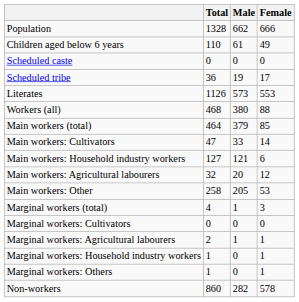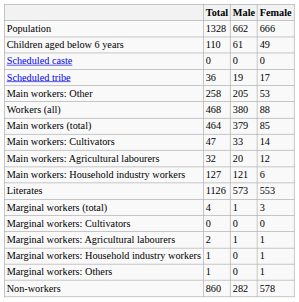rows swapped: (25, 93) <-> (50, 191)
rows swapped: (83, 175) <-> (96, 158)
